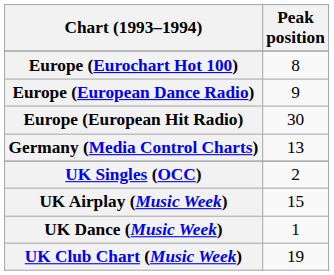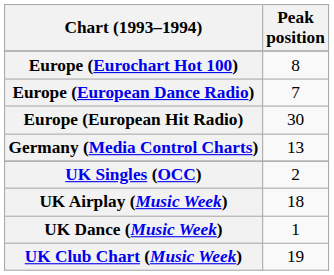(296, 92) 9 -> (296, 92) 7
(296, 202) 15 -> (296, 202) 18
